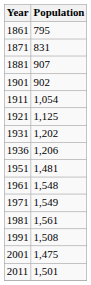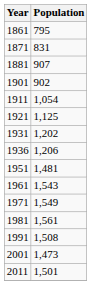(46, 185) 1,548 -> (46, 185) 1,543
(46, 254) 1,475 -> (46, 254) 1,473
